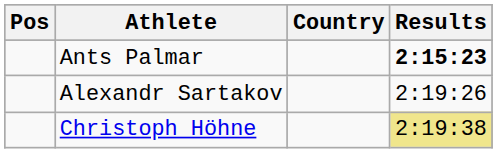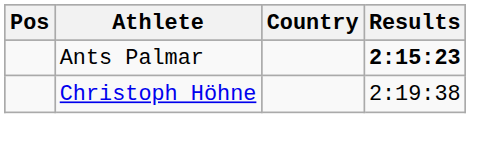- row: (171, 94)
(441, 129) khaki background -> (415, 94) no background
